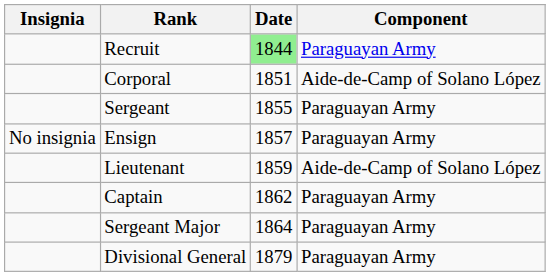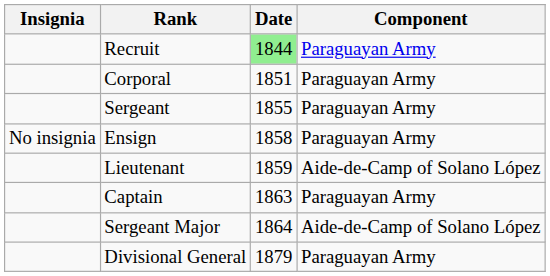(421, 78) Aide-de-Camp of Solano López -> (368, 78) Paraguayan Army
(274, 138) 1857 -> (274, 138) 1858
(274, 197) 1862 -> (274, 197) 1863
(368, 227) Paraguayan Army -> (421, 227) Aide-de-Camp of Solano López
